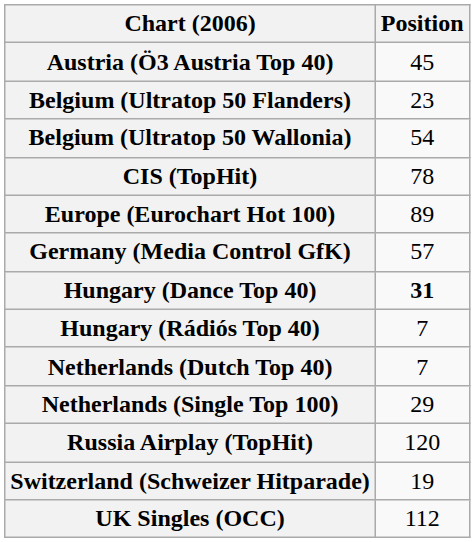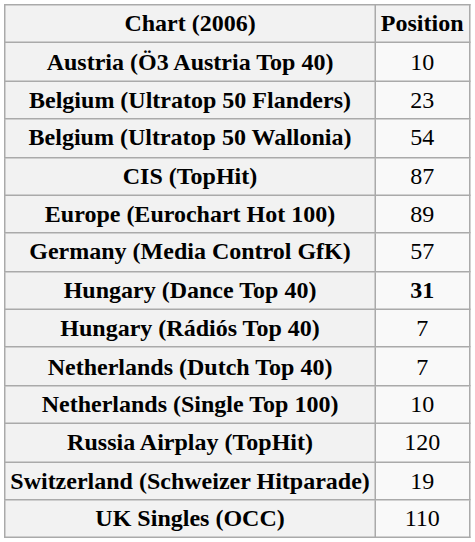(422, 61) 45 -> (422, 61) 10
(422, 175) 78 -> (422, 175) 87
(422, 404) 29 -> (422, 404) 10
(422, 518) 112 -> (422, 518) 110
